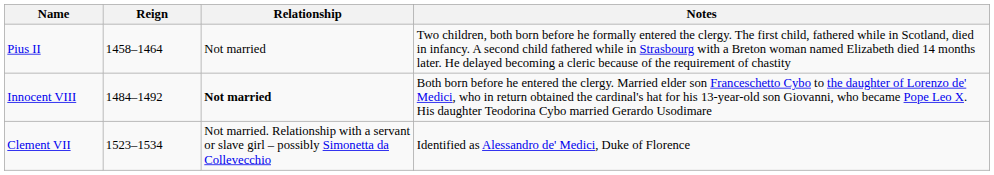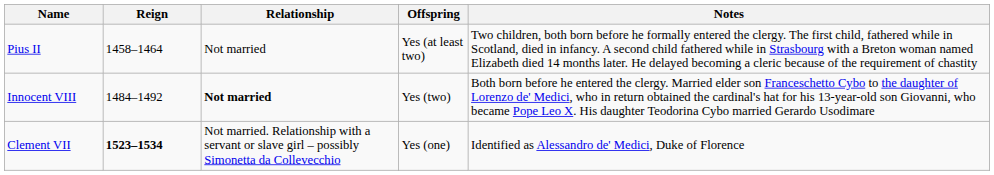+ column: (433, 14)
(134, 145) normal -> (134, 145) bold
